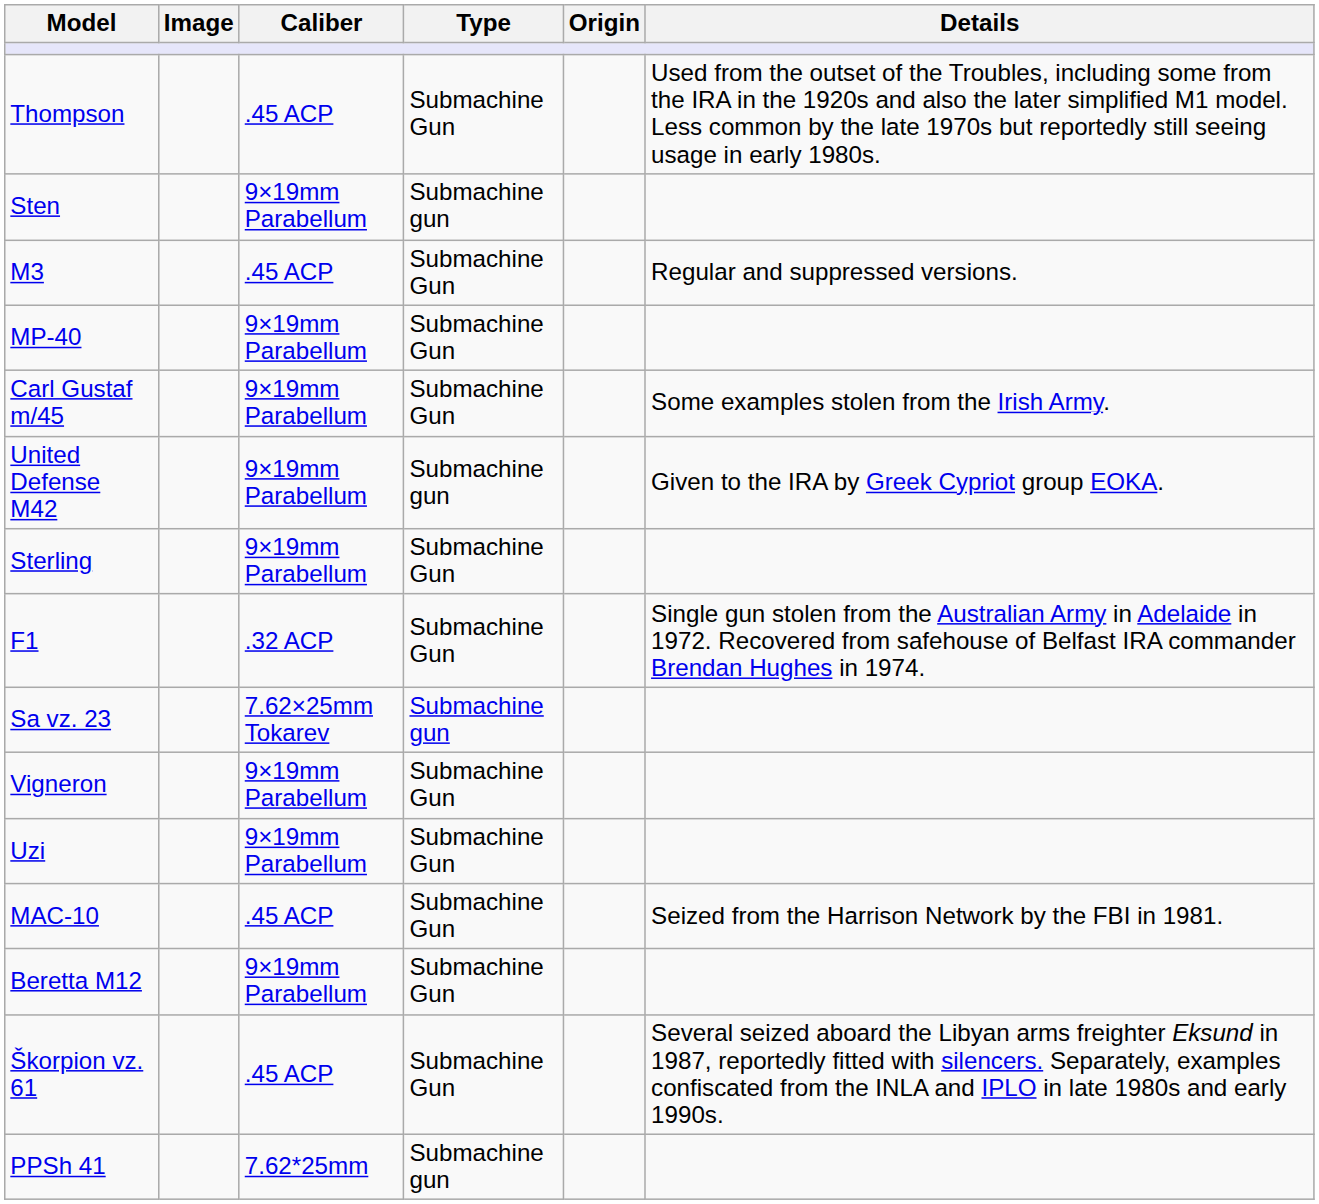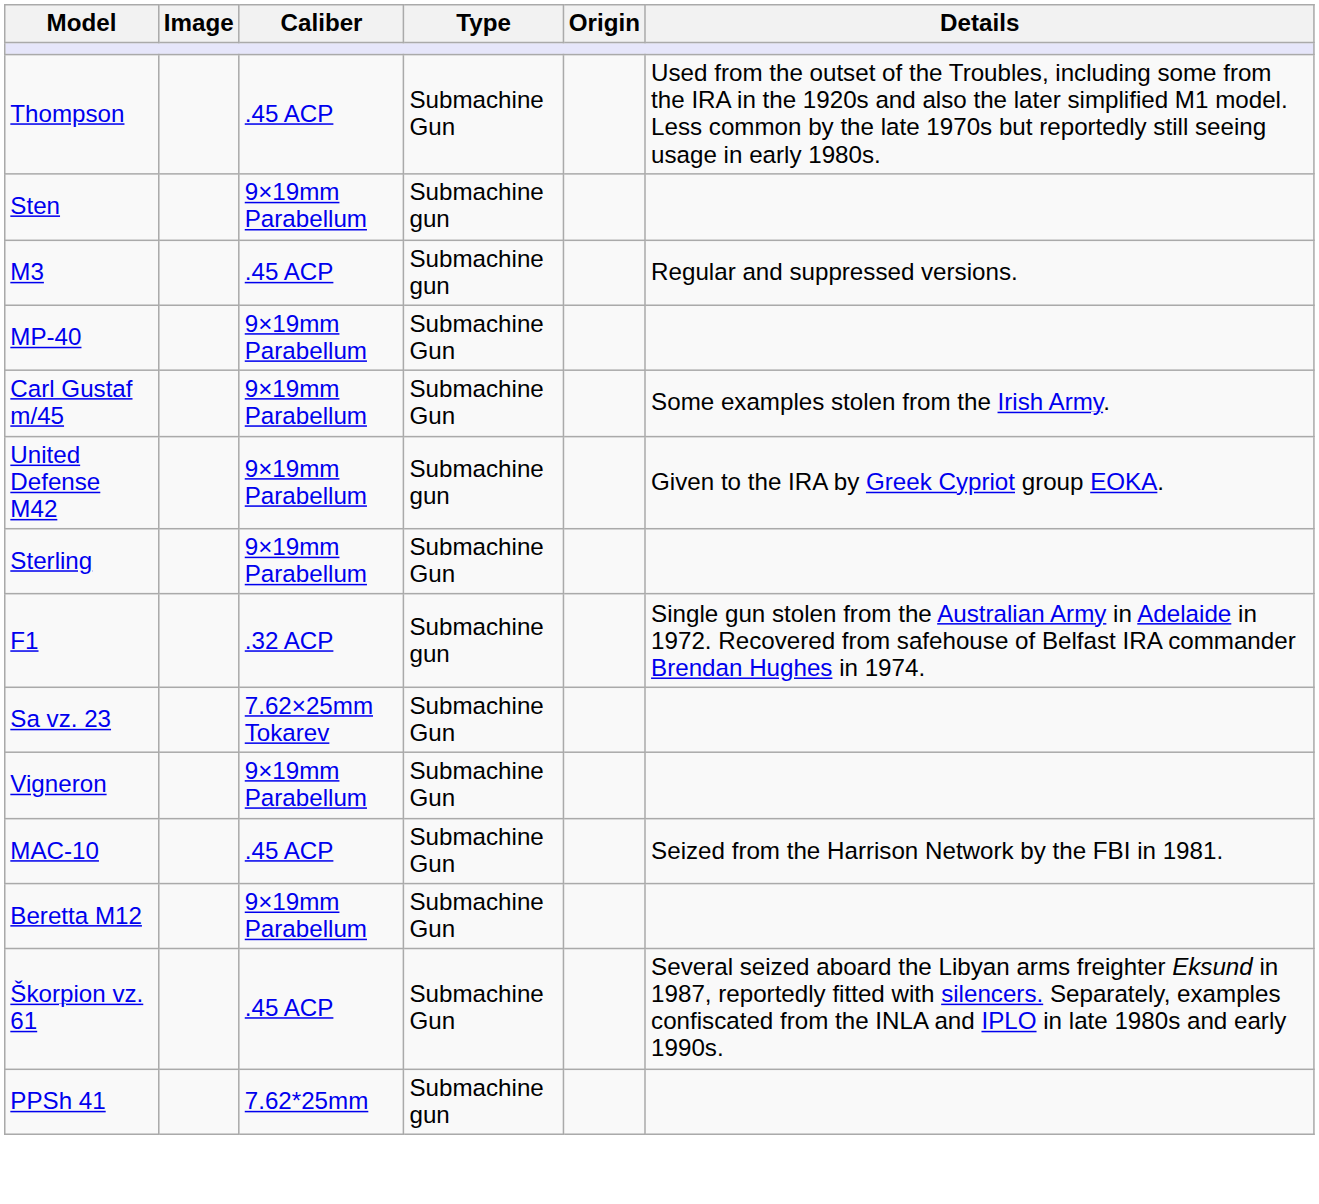(477, 272) Submachine Gun -> (477, 272) Submachine gun
(477, 640) Submachine Gun -> (477, 640) Submachine gun
(477, 719) Submachine gun -> (477, 719) Submachine Gun
- row: (28, 850)
